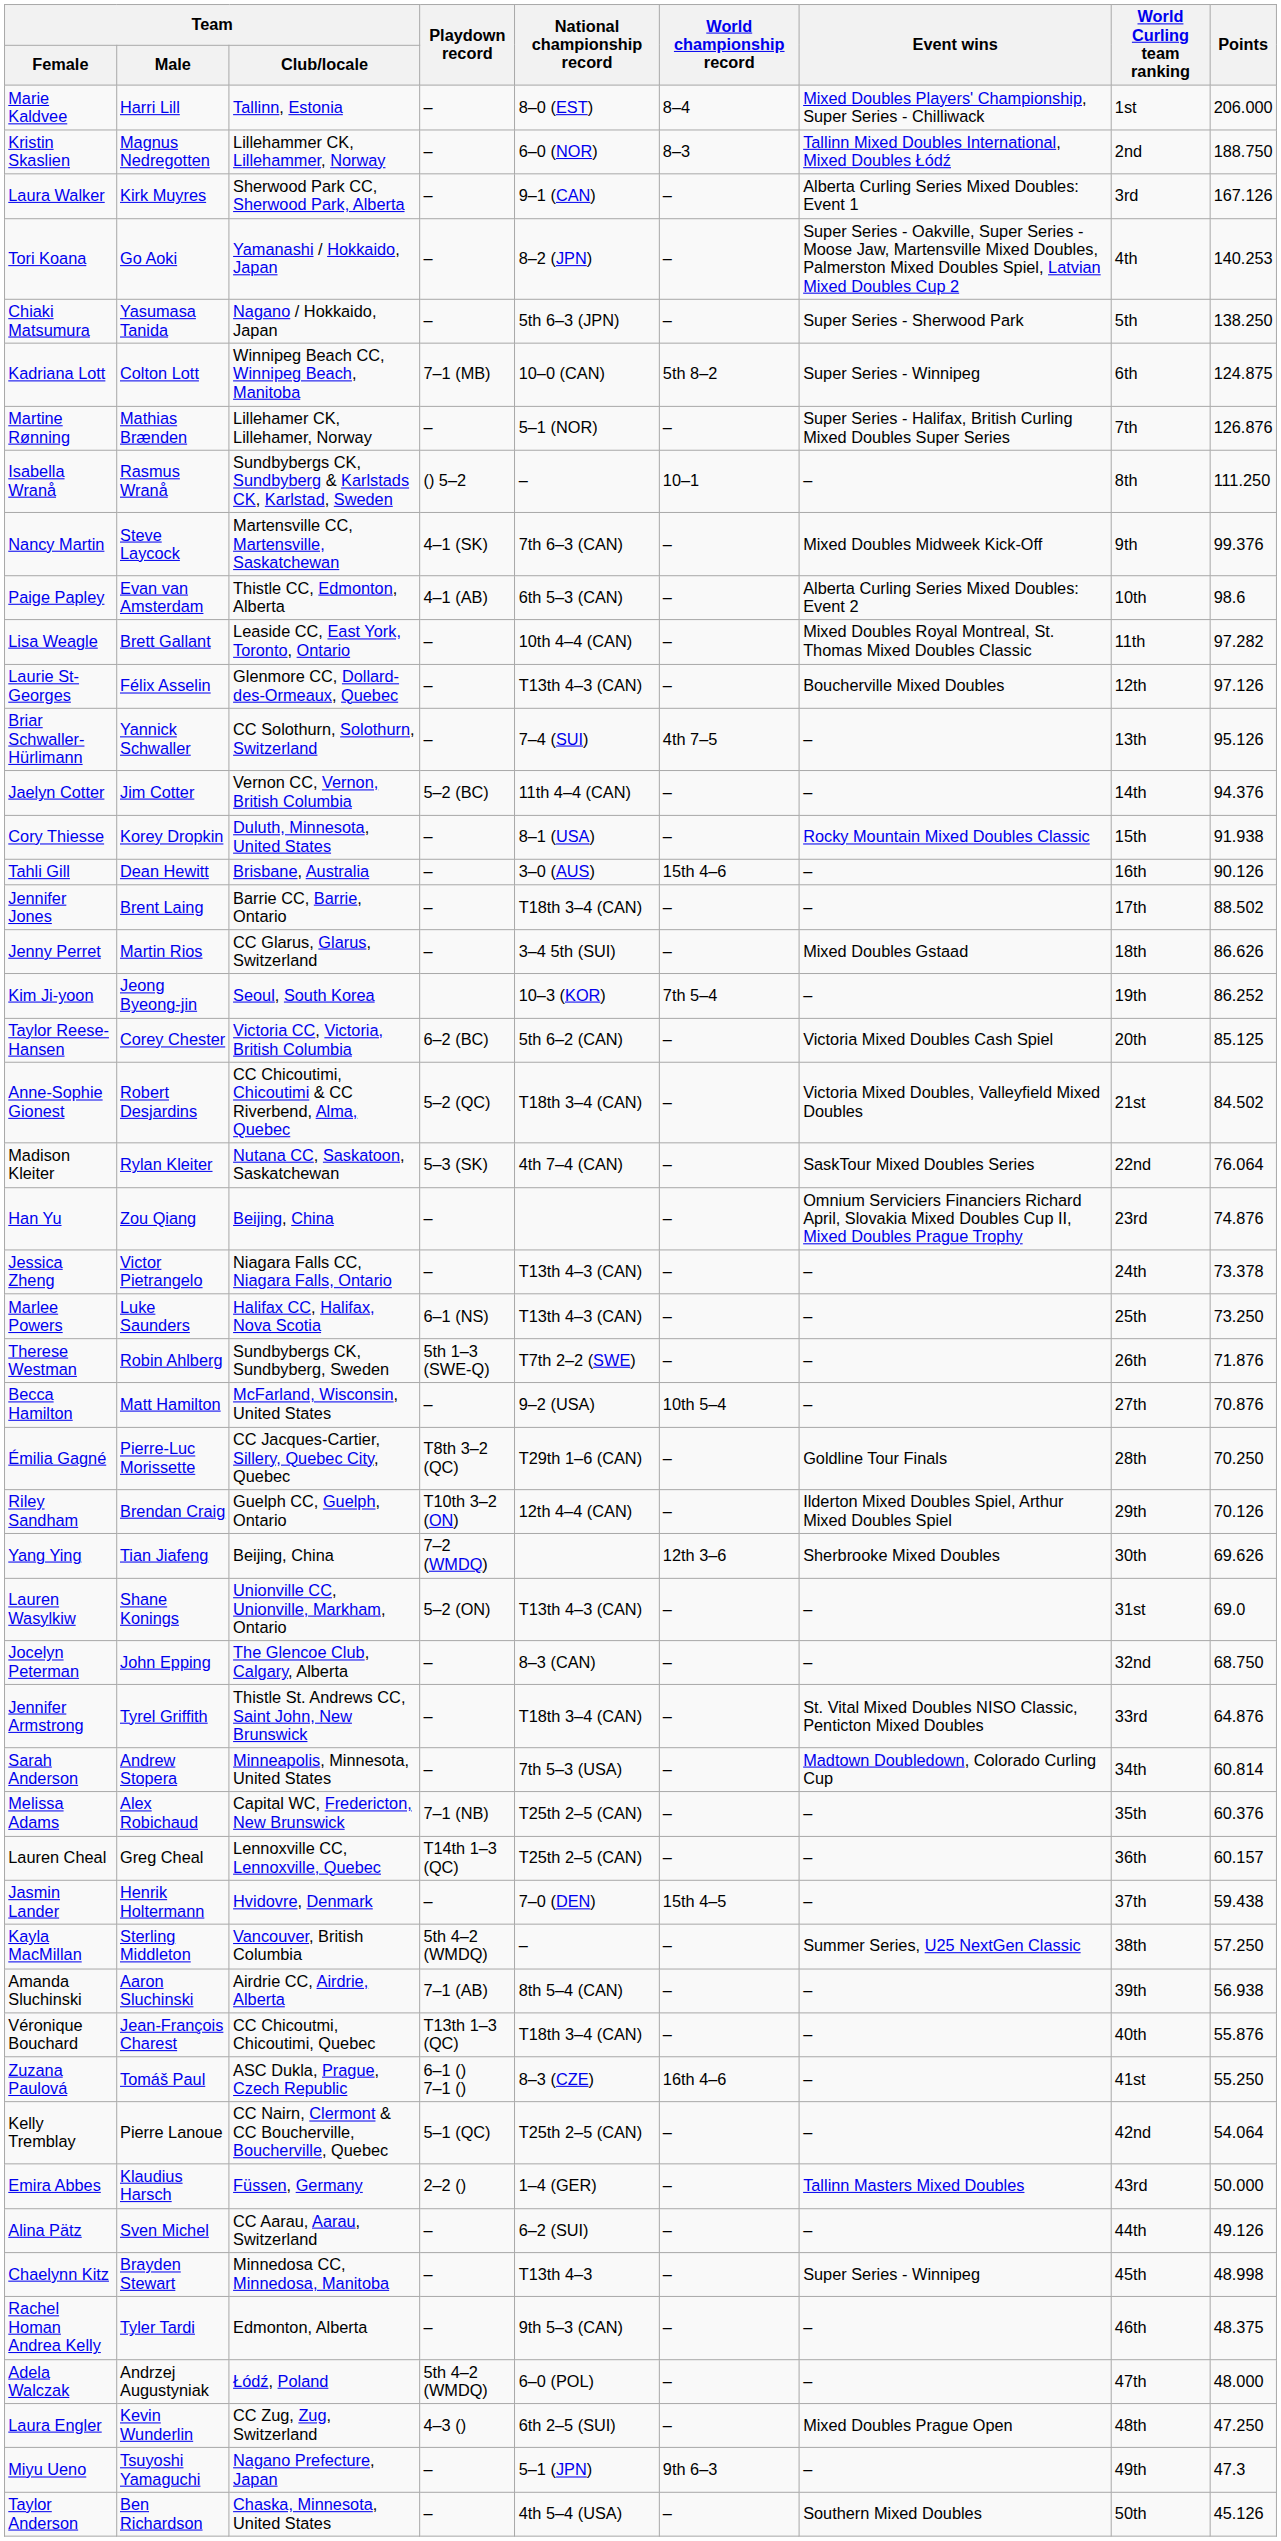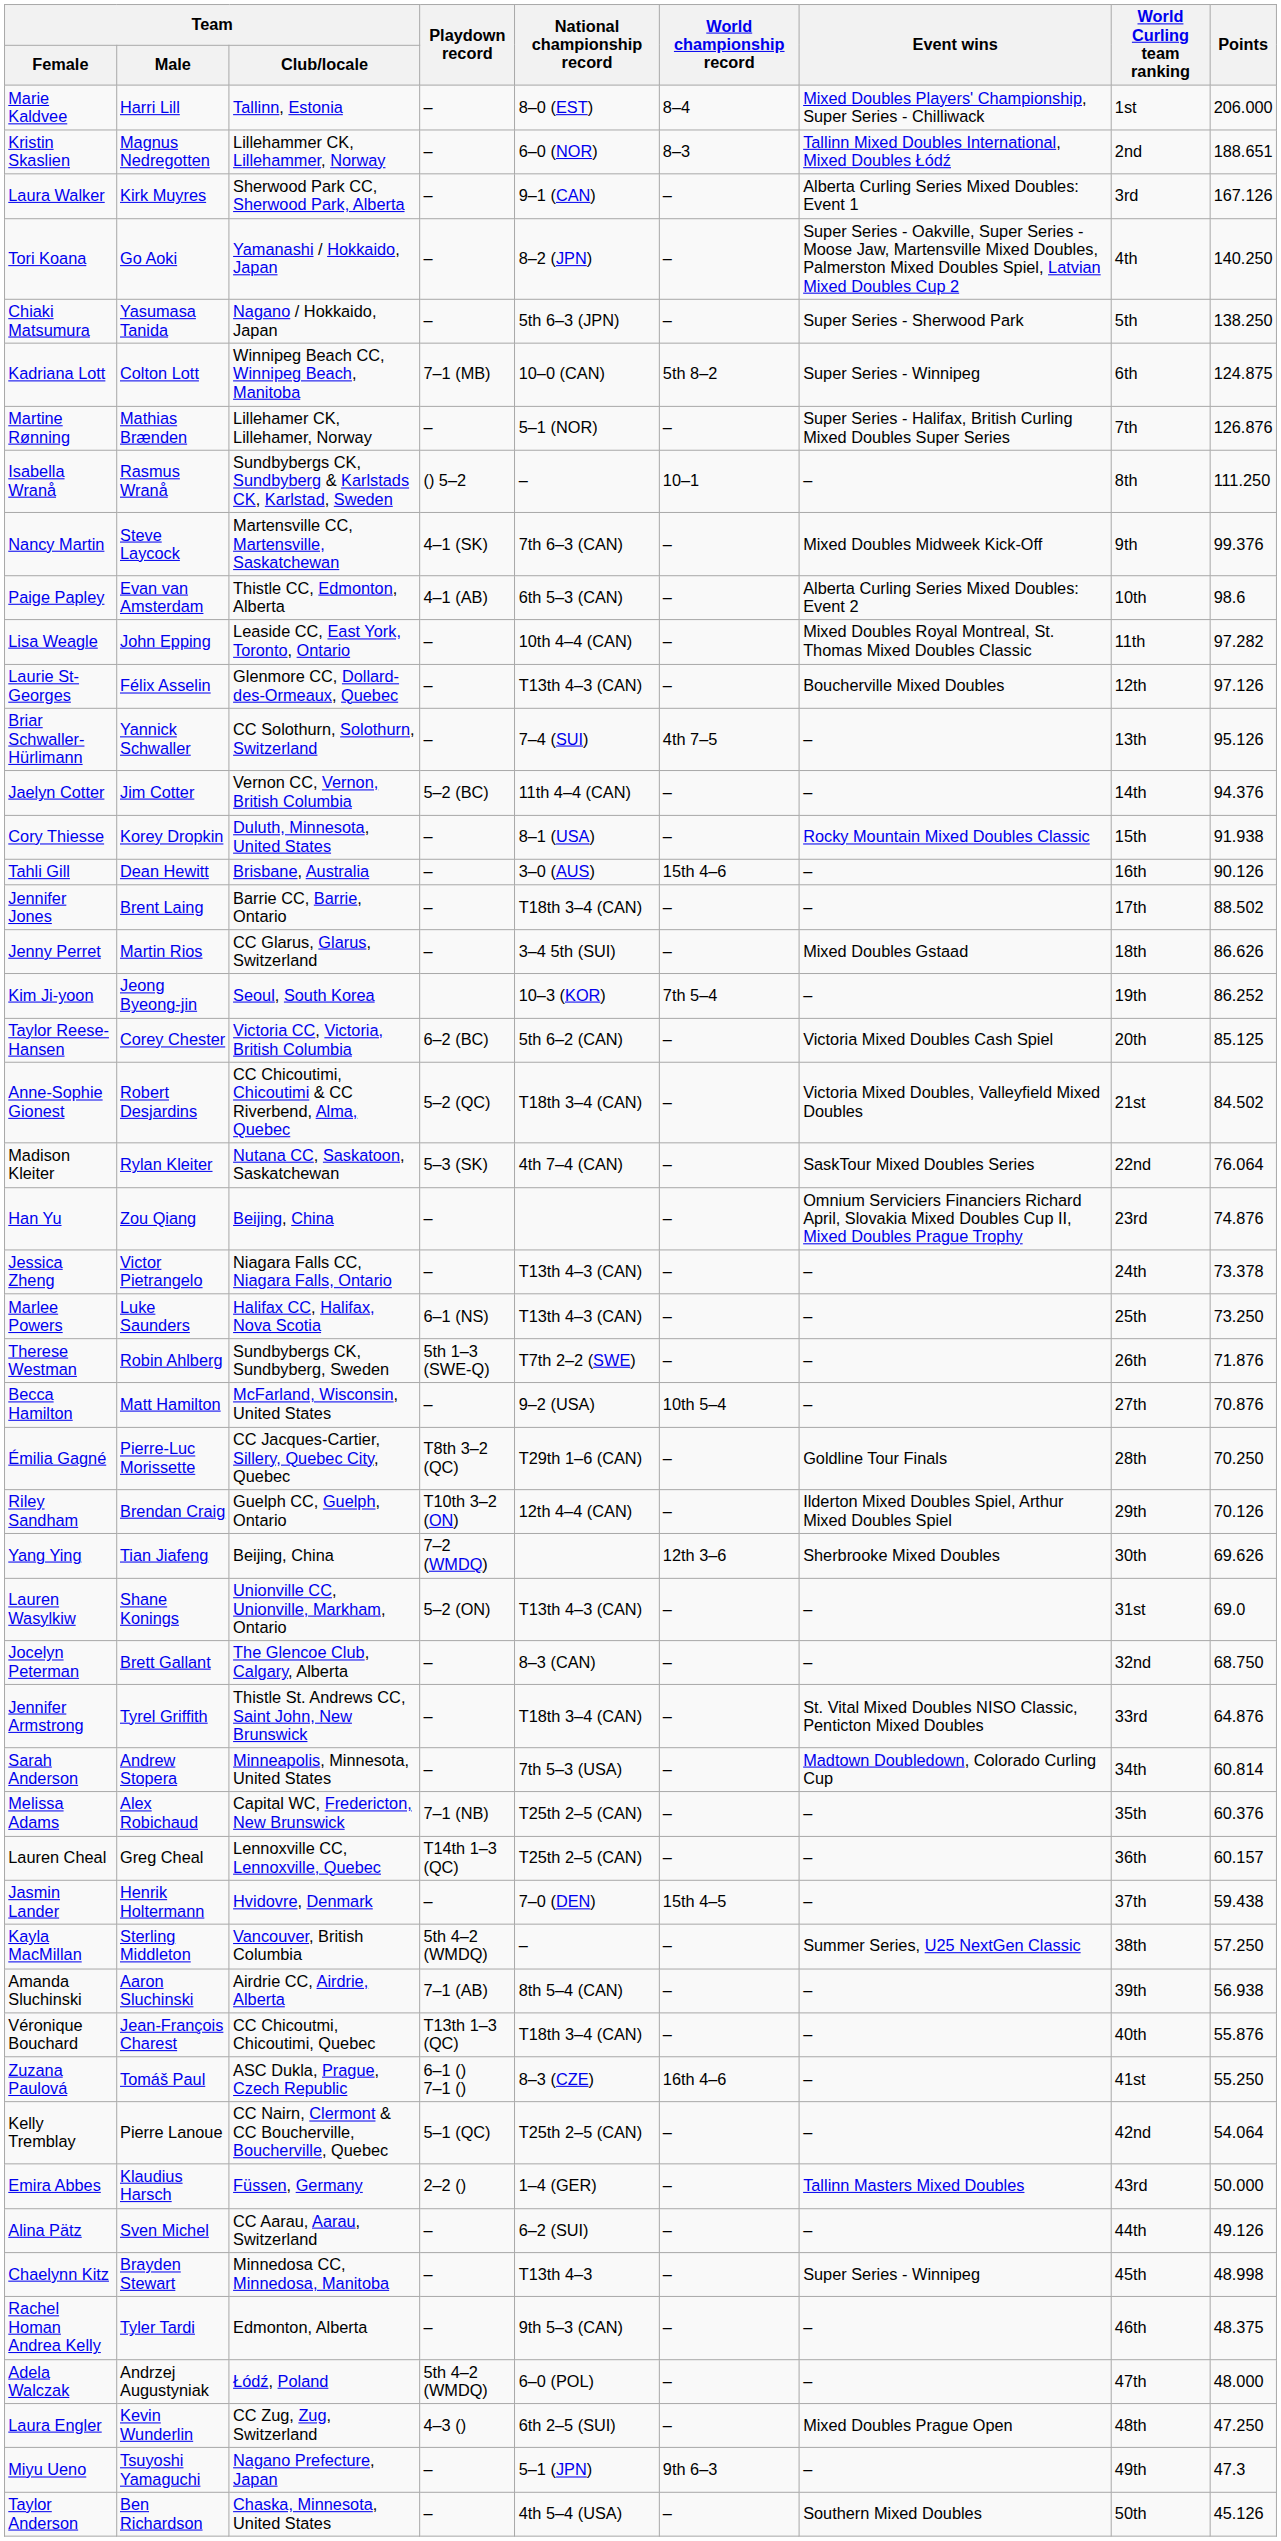(1243, 151) 188.750 -> (1243, 151) 188.651
(1243, 258) 140.253 -> (1243, 258) 140.250
(165, 641) Brett Gallant -> (165, 641) John Epping
(165, 1662) John Epping -> (165, 1662) Brett Gallant
